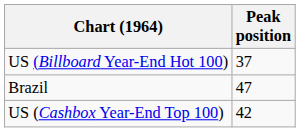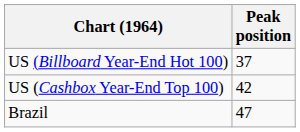rows swapped: (116, 113) <-> (28, 87)
